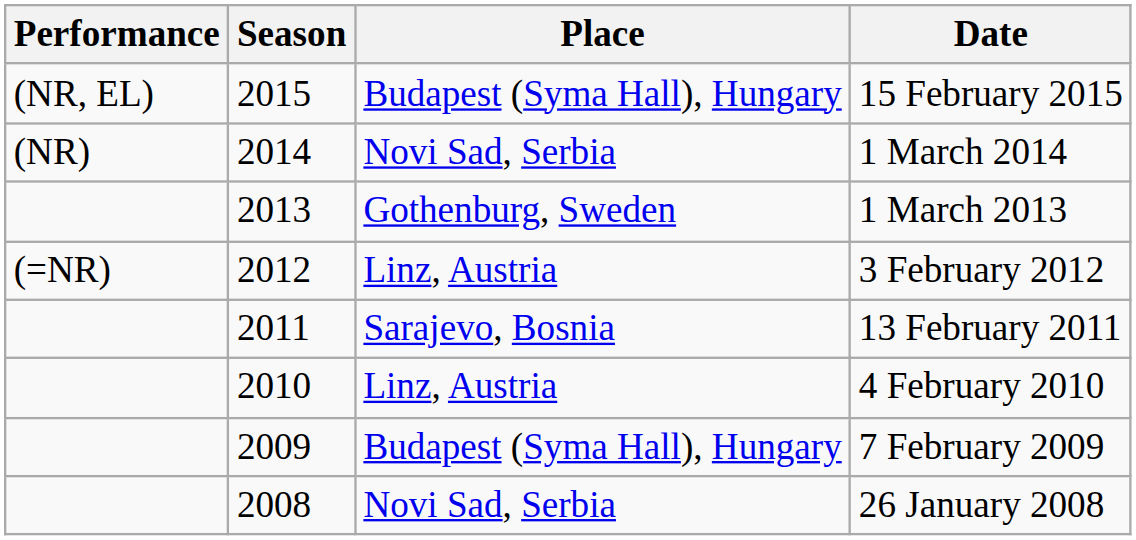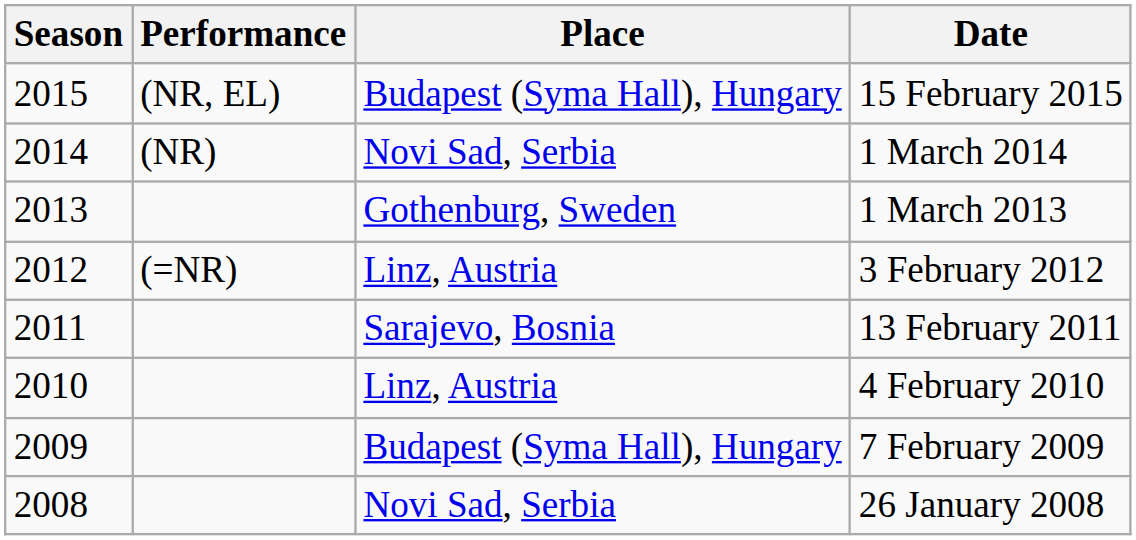columns swapped: (292, 33) <-> (117, 33)
